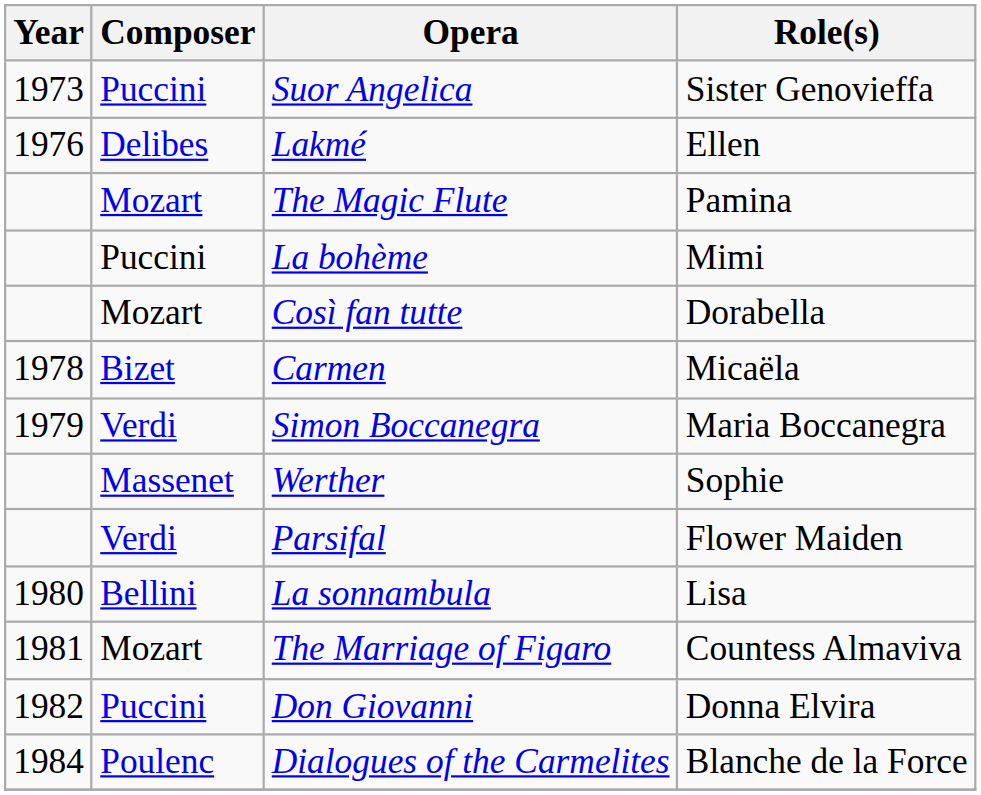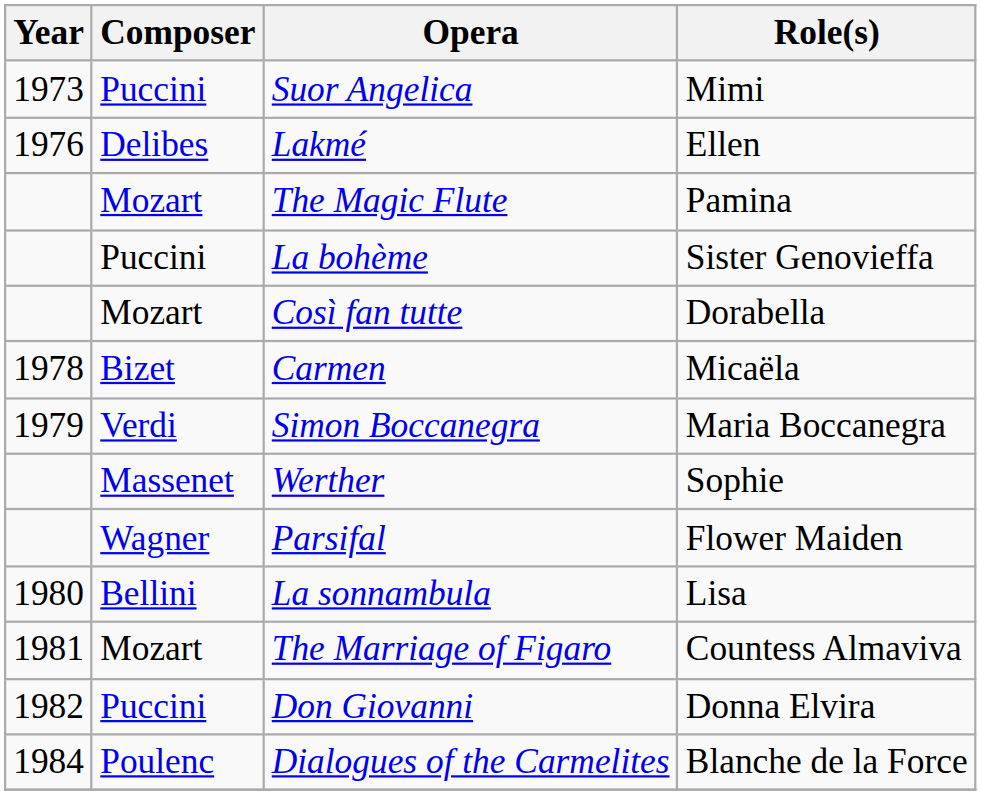(810, 88) Sister Genovieffa -> (725, 88) Mimi
(725, 256) Mimi -> (810, 256) Sister Genovieffa
(139, 537) Verdi -> (155, 537) Wagner
